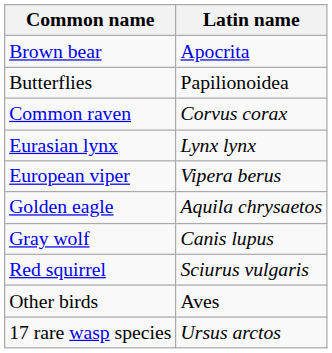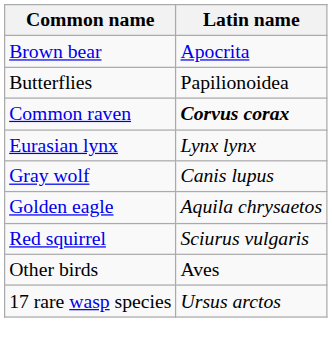(234, 113) normal -> (235, 113) bold
- row: (70, 176)
rows swapped: (61, 207) <-> (49, 238)
